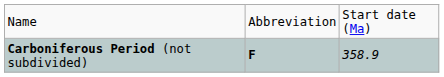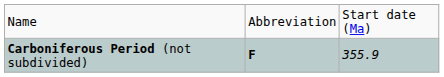(361, 55) 358.9 -> (361, 55) 355.9
